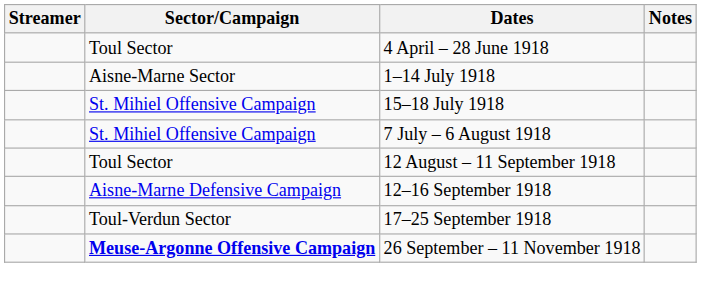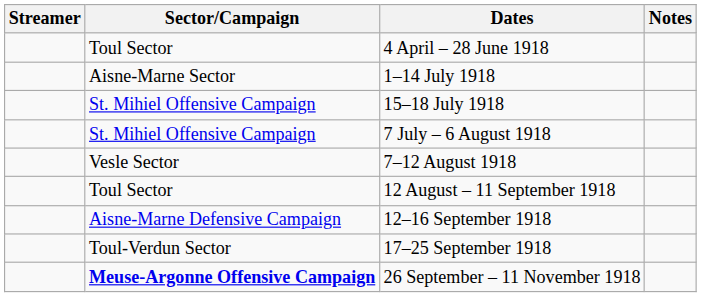+ row: (450, 162)
